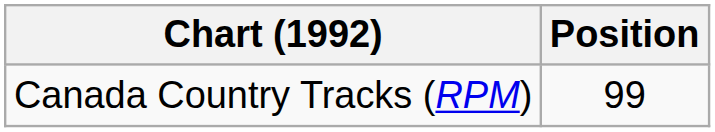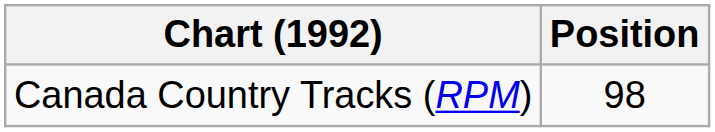(625, 94) 99 -> (625, 94) 98
